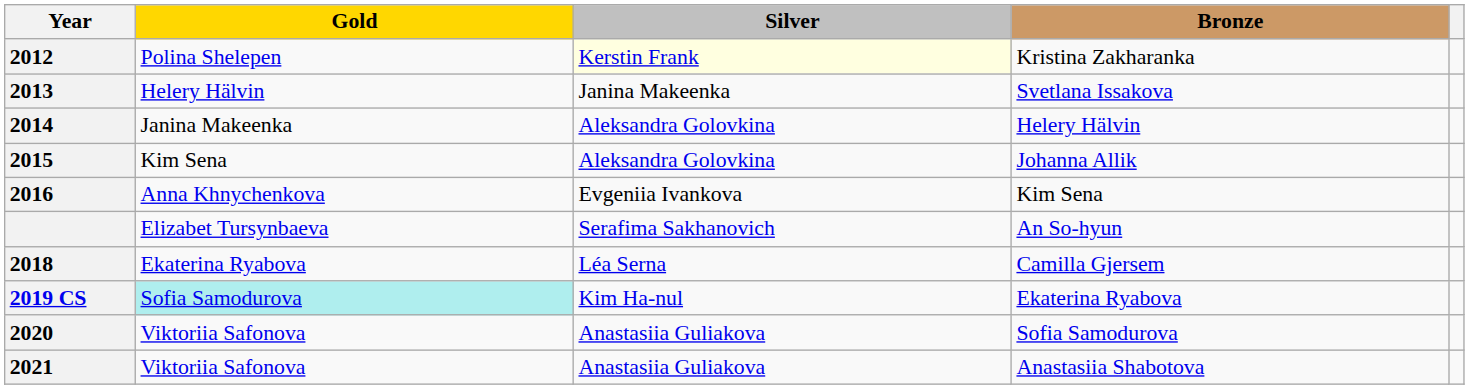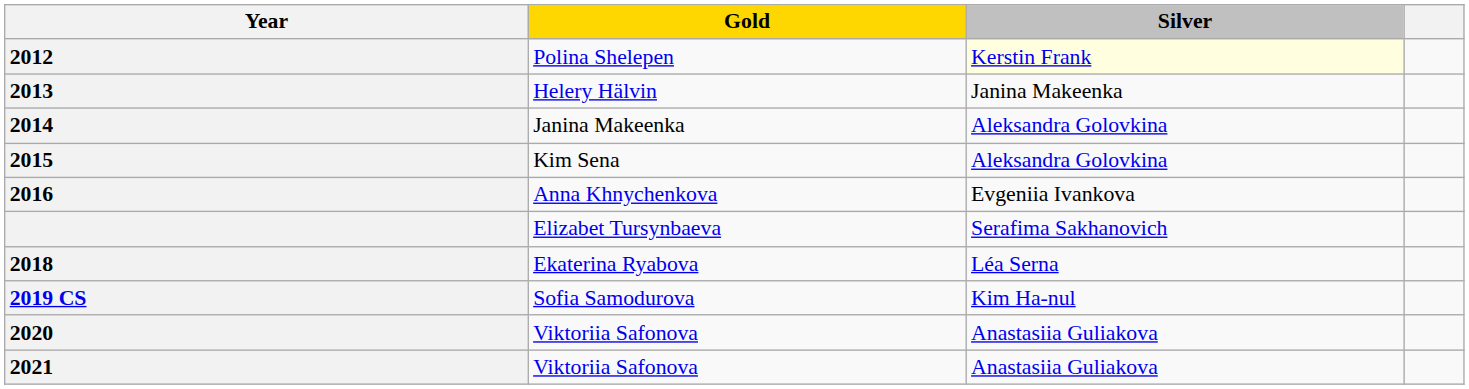- column: (1230, 21)
(221, 297) paleturquoise background -> (614, 297) no background
